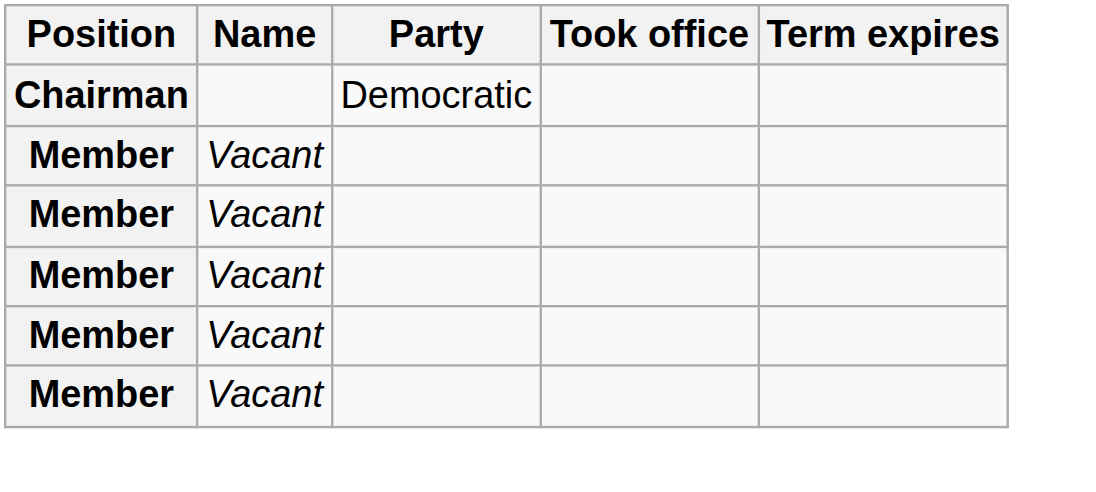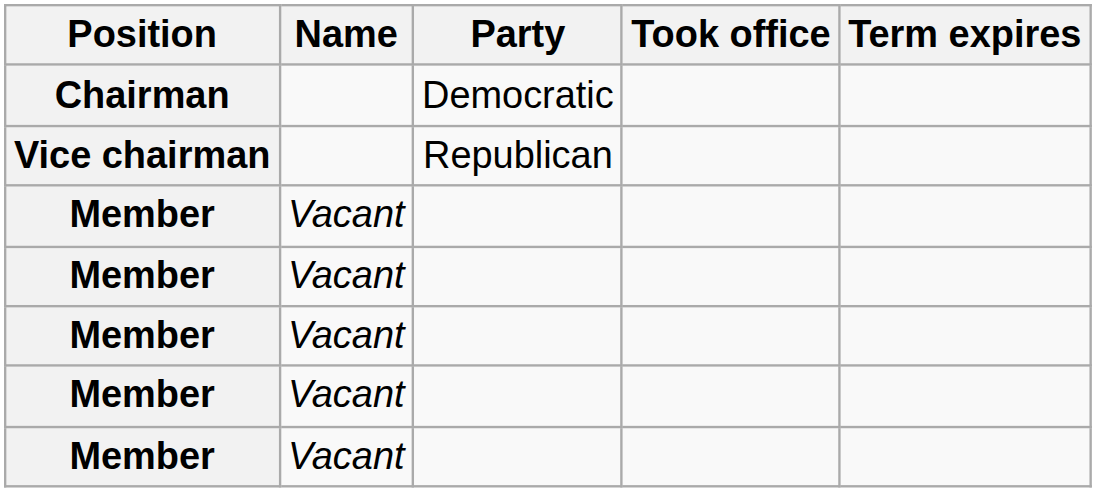+ row: (142, 154)
